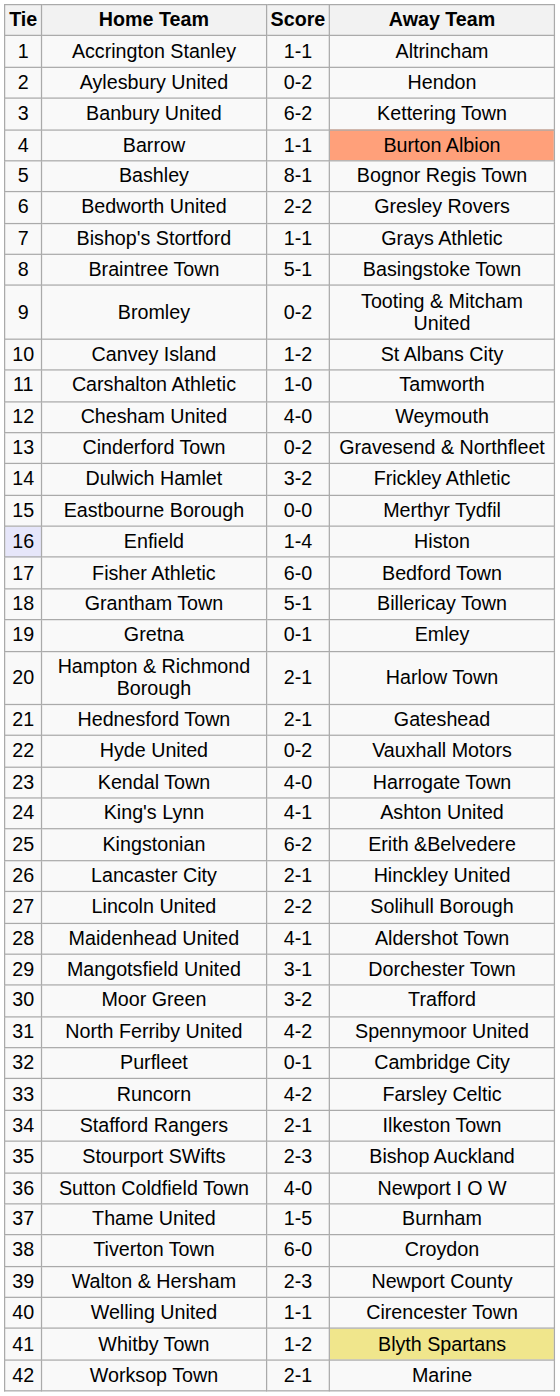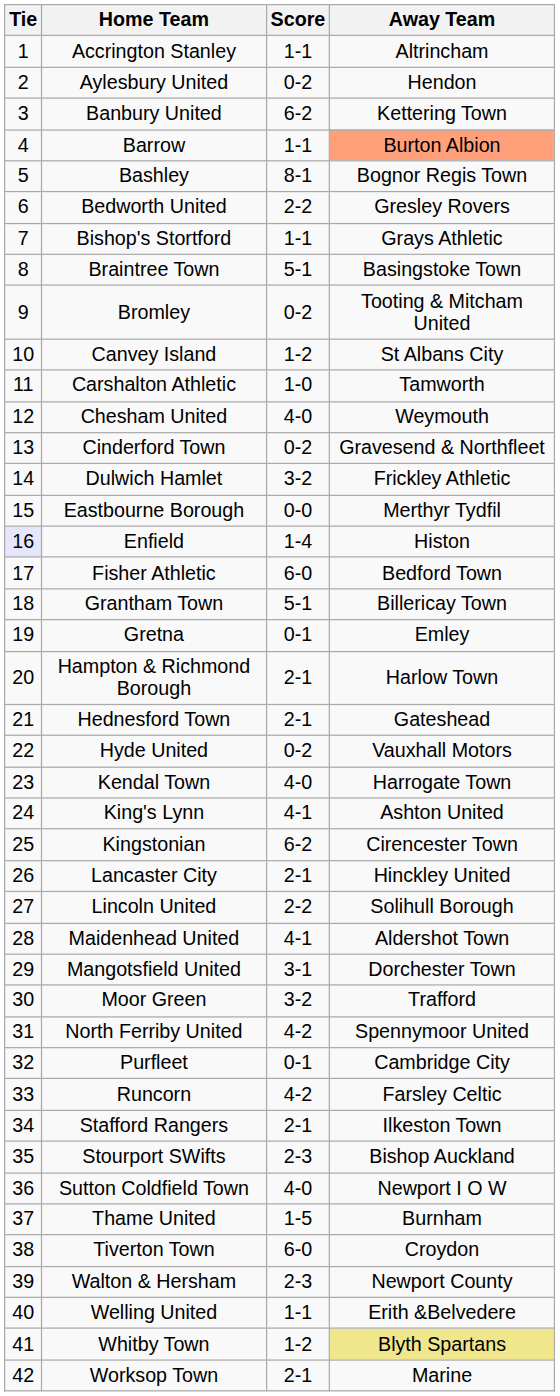(442, 844) Erith &Belvedere -> (442, 844) Cirencester Town
(442, 1312) Cirencester Town -> (442, 1312) Erith &Belvedere
